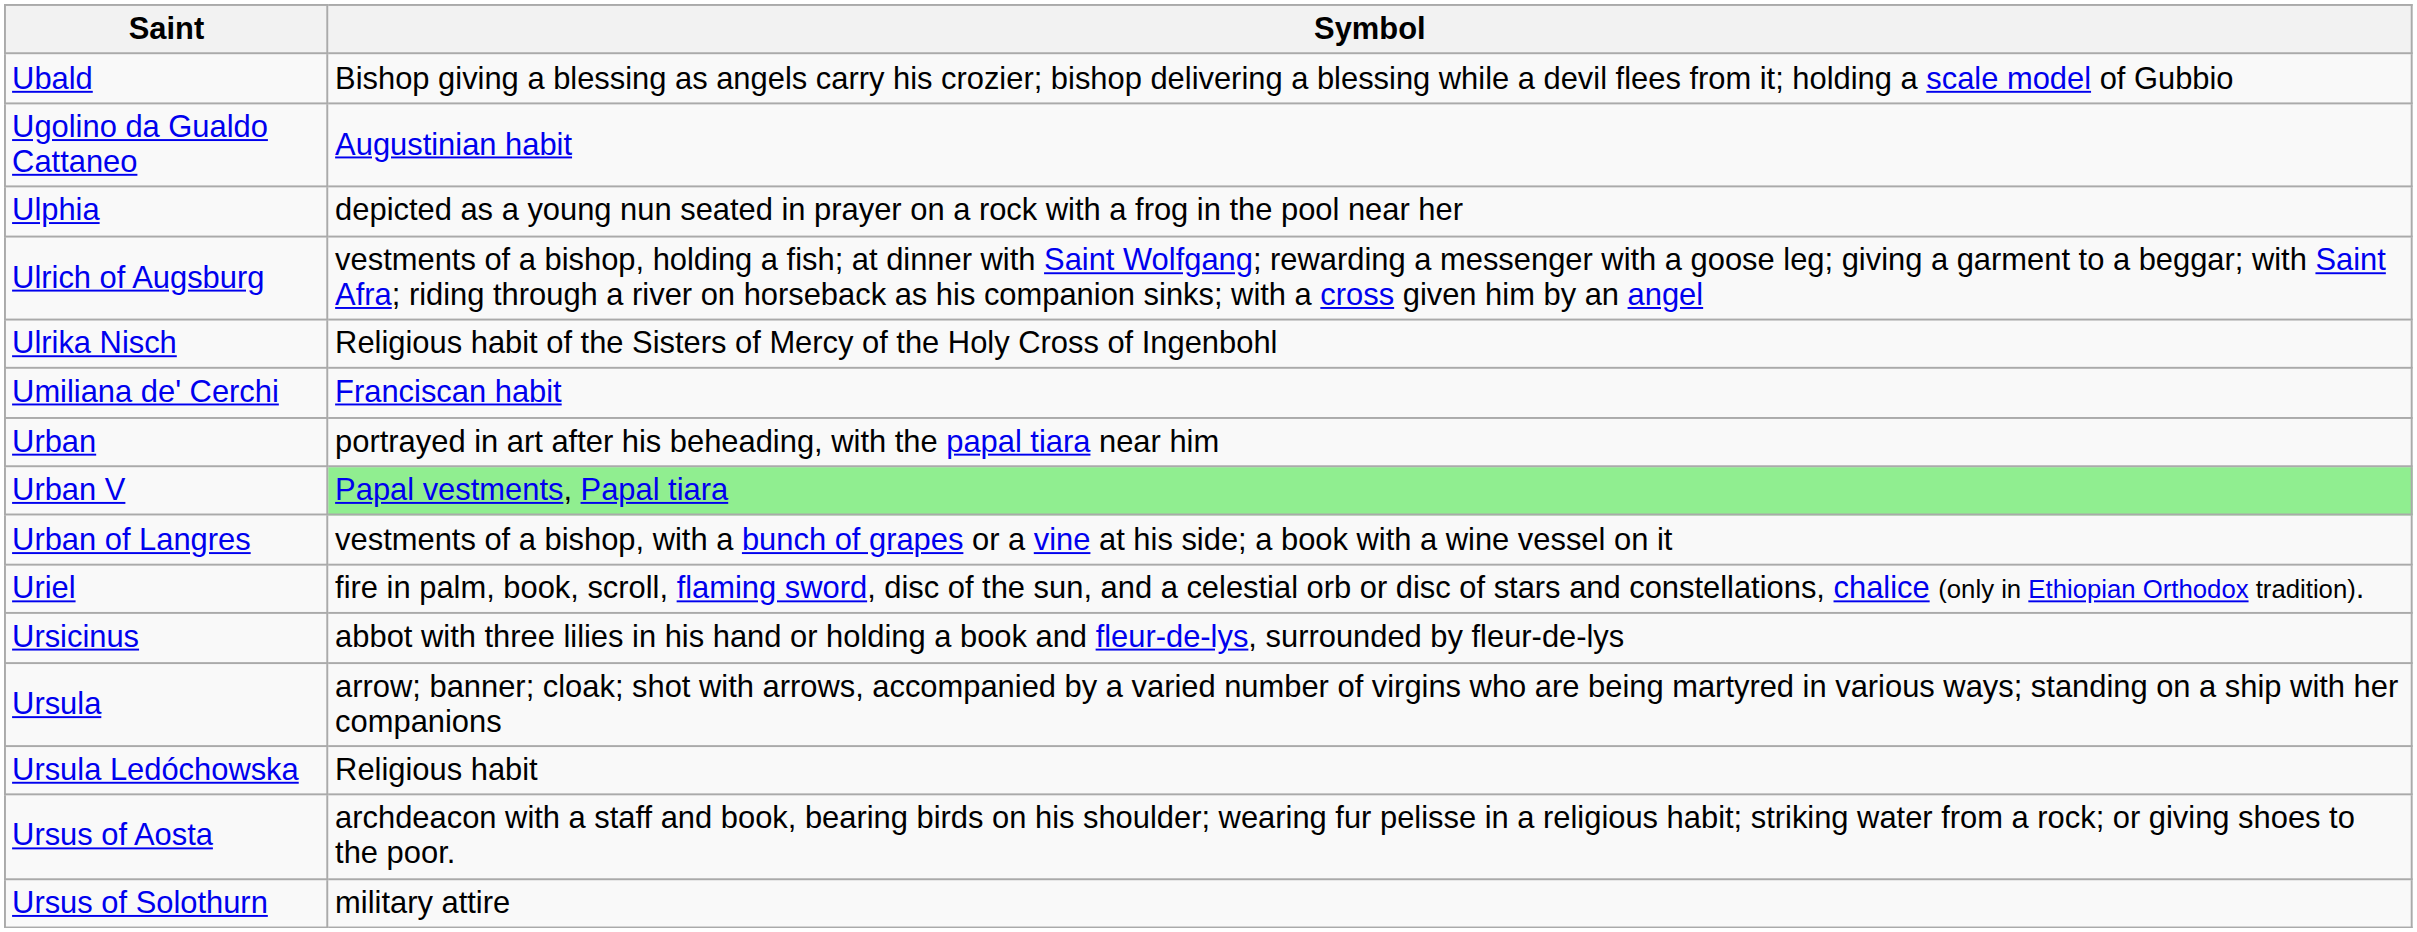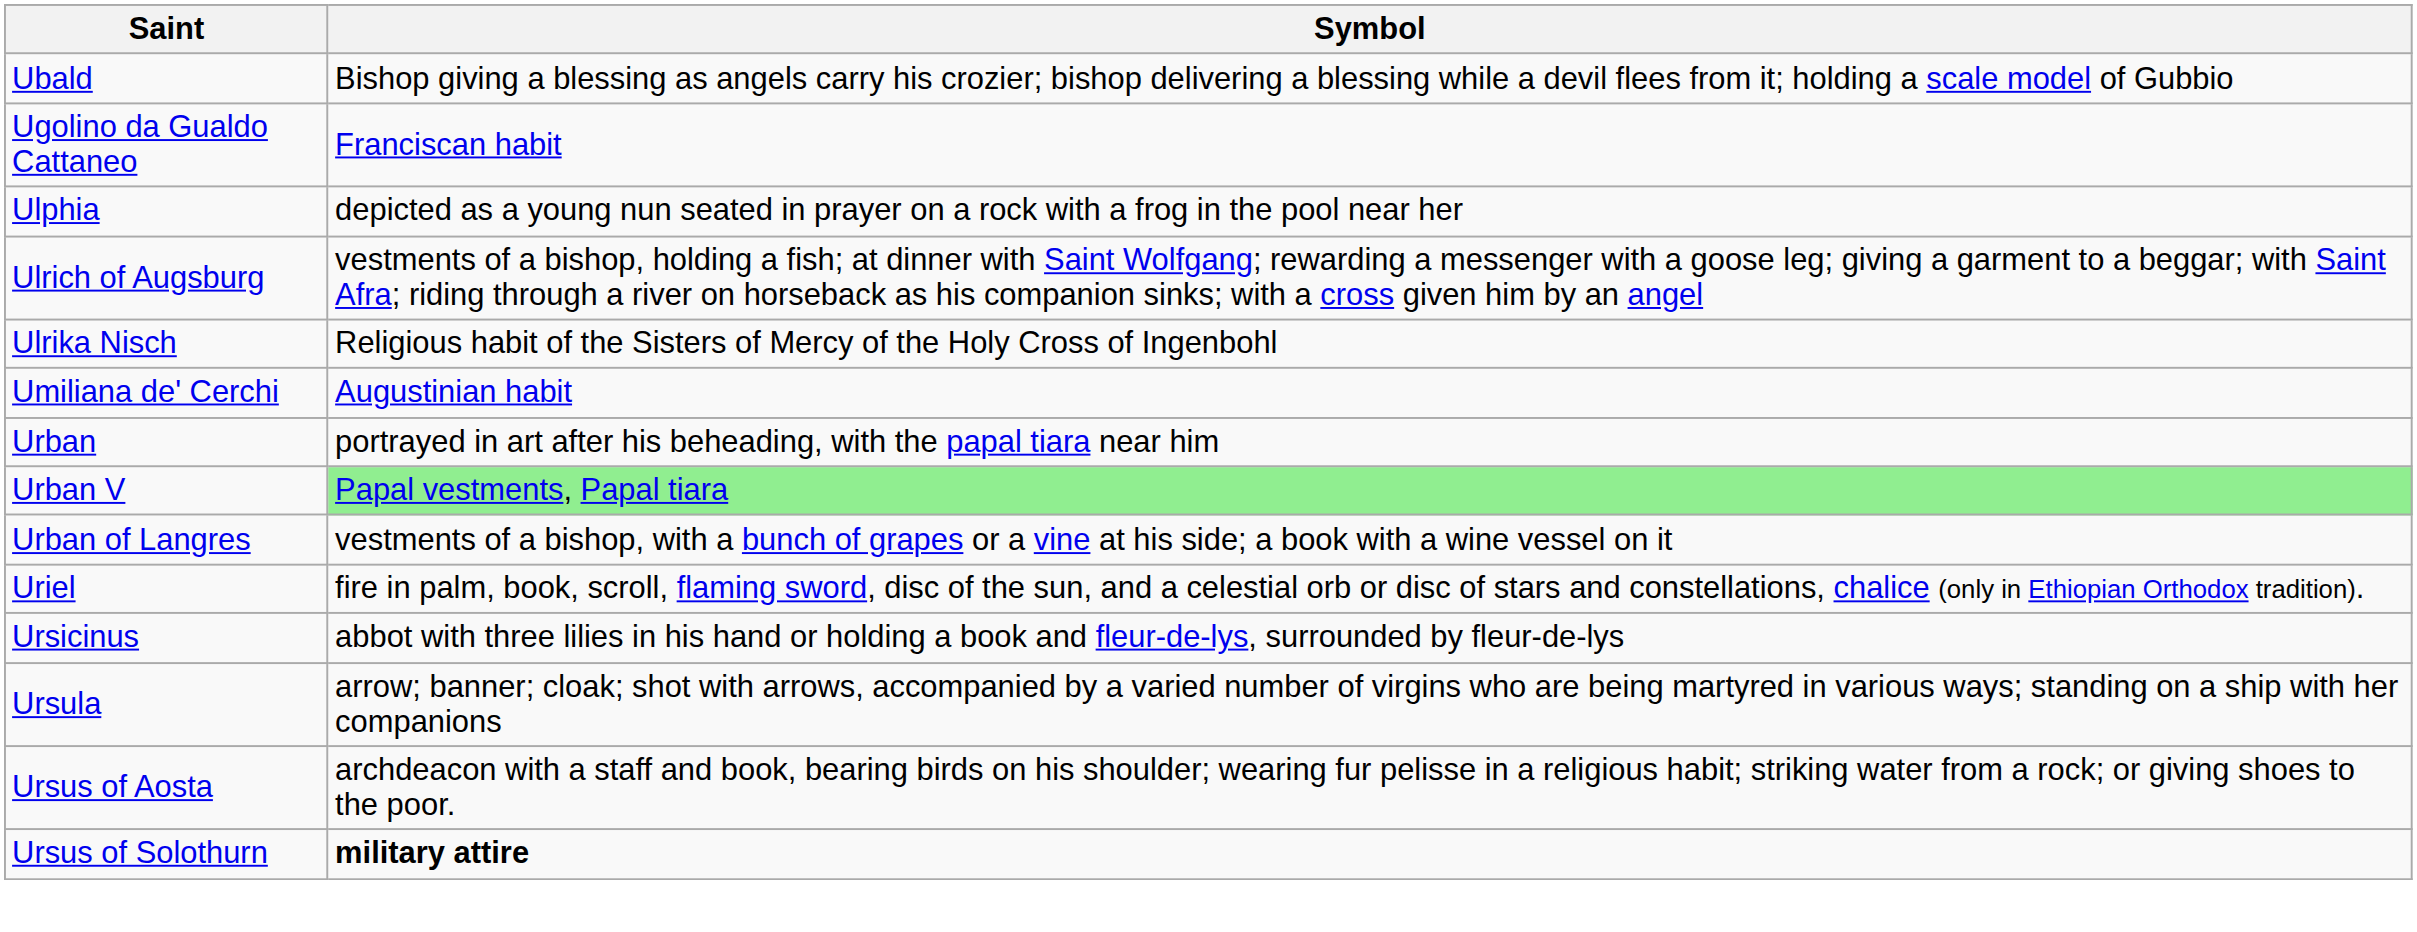(454, 144) Augustinian habit -> (448, 144) Franciscan habit
(448, 392) Franciscan habit -> (454, 392) Augustinian habit
- row: (155, 769)
(423, 902) normal -> (432, 853) bold
